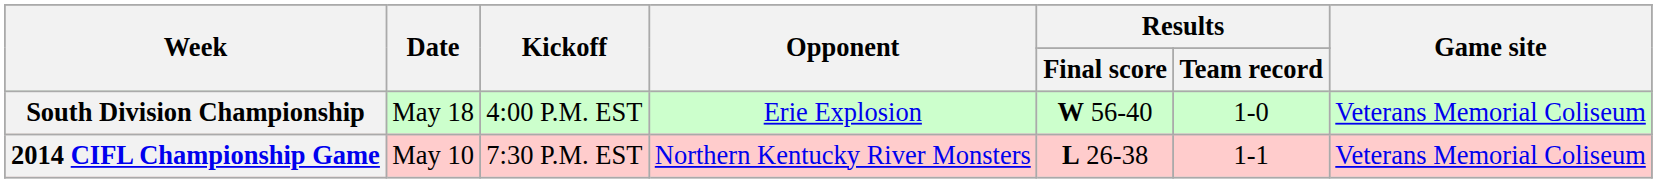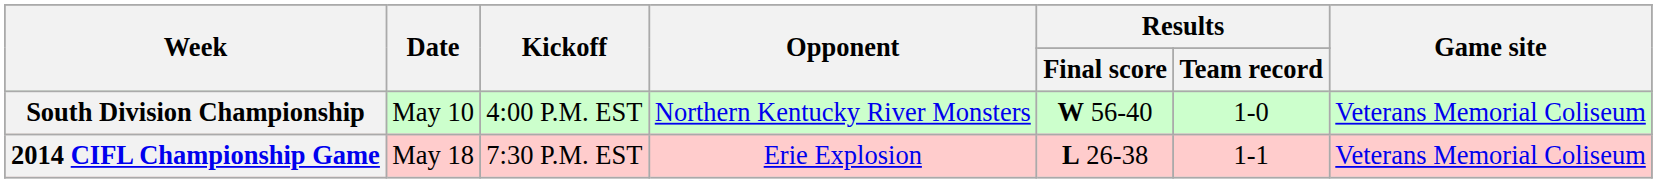(433, 111) May 18 -> (433, 111) May 10
(843, 111) Erie Explosion -> (843, 111) Northern Kentucky River Monsters
(433, 154) May 10 -> (433, 154) May 18
(843, 154) Northern Kentucky River Monsters -> (843, 154) Erie Explosion
